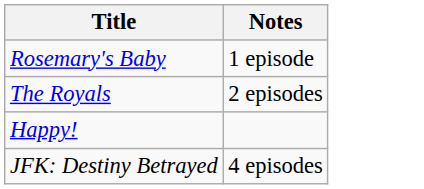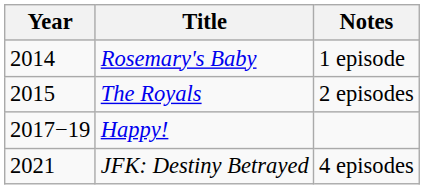+ column: (50, 22)
